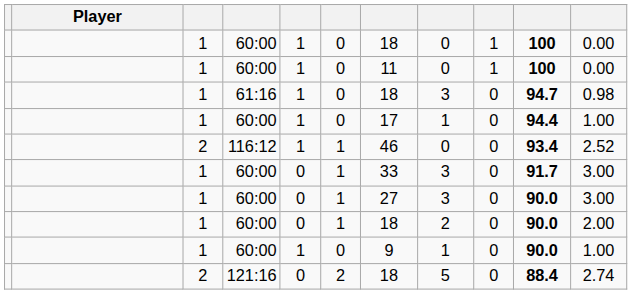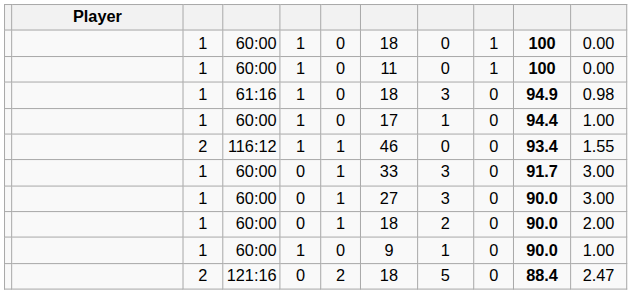(542, 95) 94.7 -> (542, 95) 94.9
(599, 146) 2.52 -> (599, 146) 1.55
(599, 276) 2.74 -> (599, 276) 2.47
